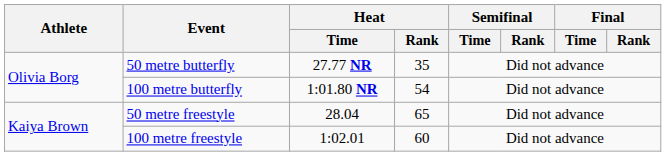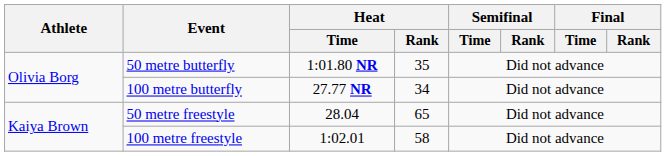(342, 65) 27.77 NR -> (342, 65) 1:01.80 NR
(342, 90) 1:01.80 NR -> (342, 90) 27.77 NR
(422, 90) 54 -> (422, 90) 34
(422, 139) 60 -> (422, 139) 58
